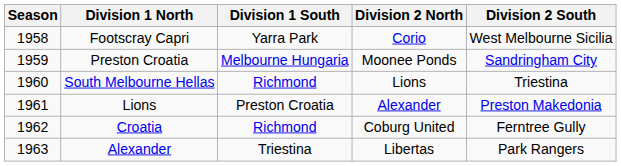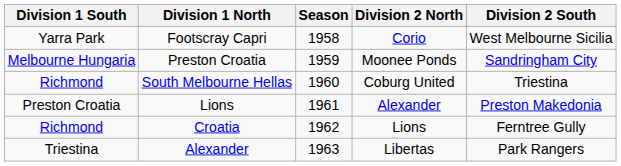columns swapped: (33, 15) <-> (285, 15)
(409, 82) Lions -> (409, 82) Coburg United
(409, 127) Coburg United -> (409, 127) Lions
